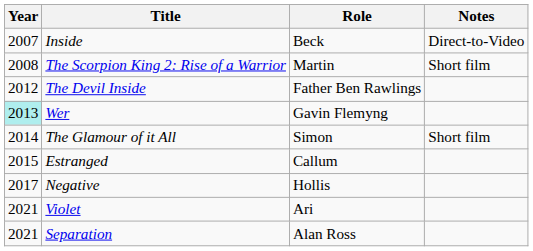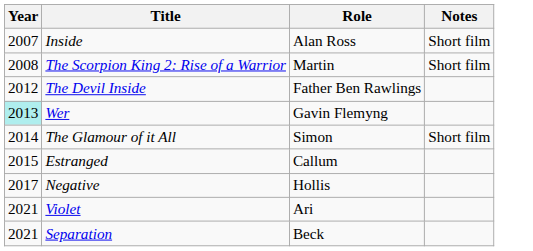(309, 40) Beck -> (324, 40) Alan Ross
(476, 40) Direct-to-Video -> (459, 40) Short film
(324, 233) Alan Ross -> (309, 233) Beck
